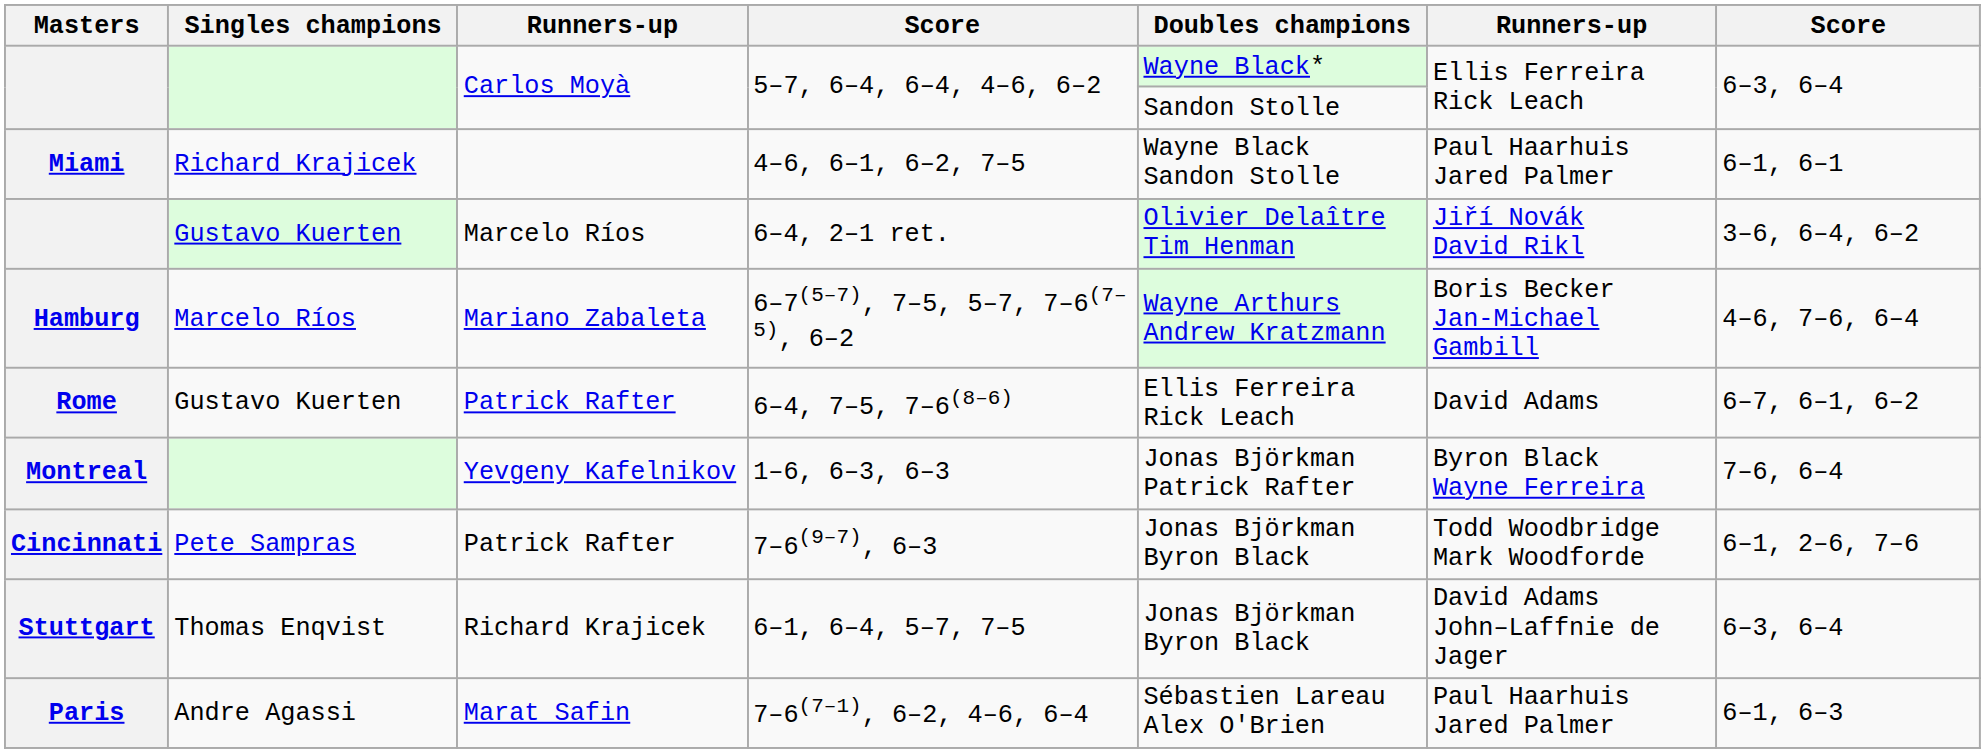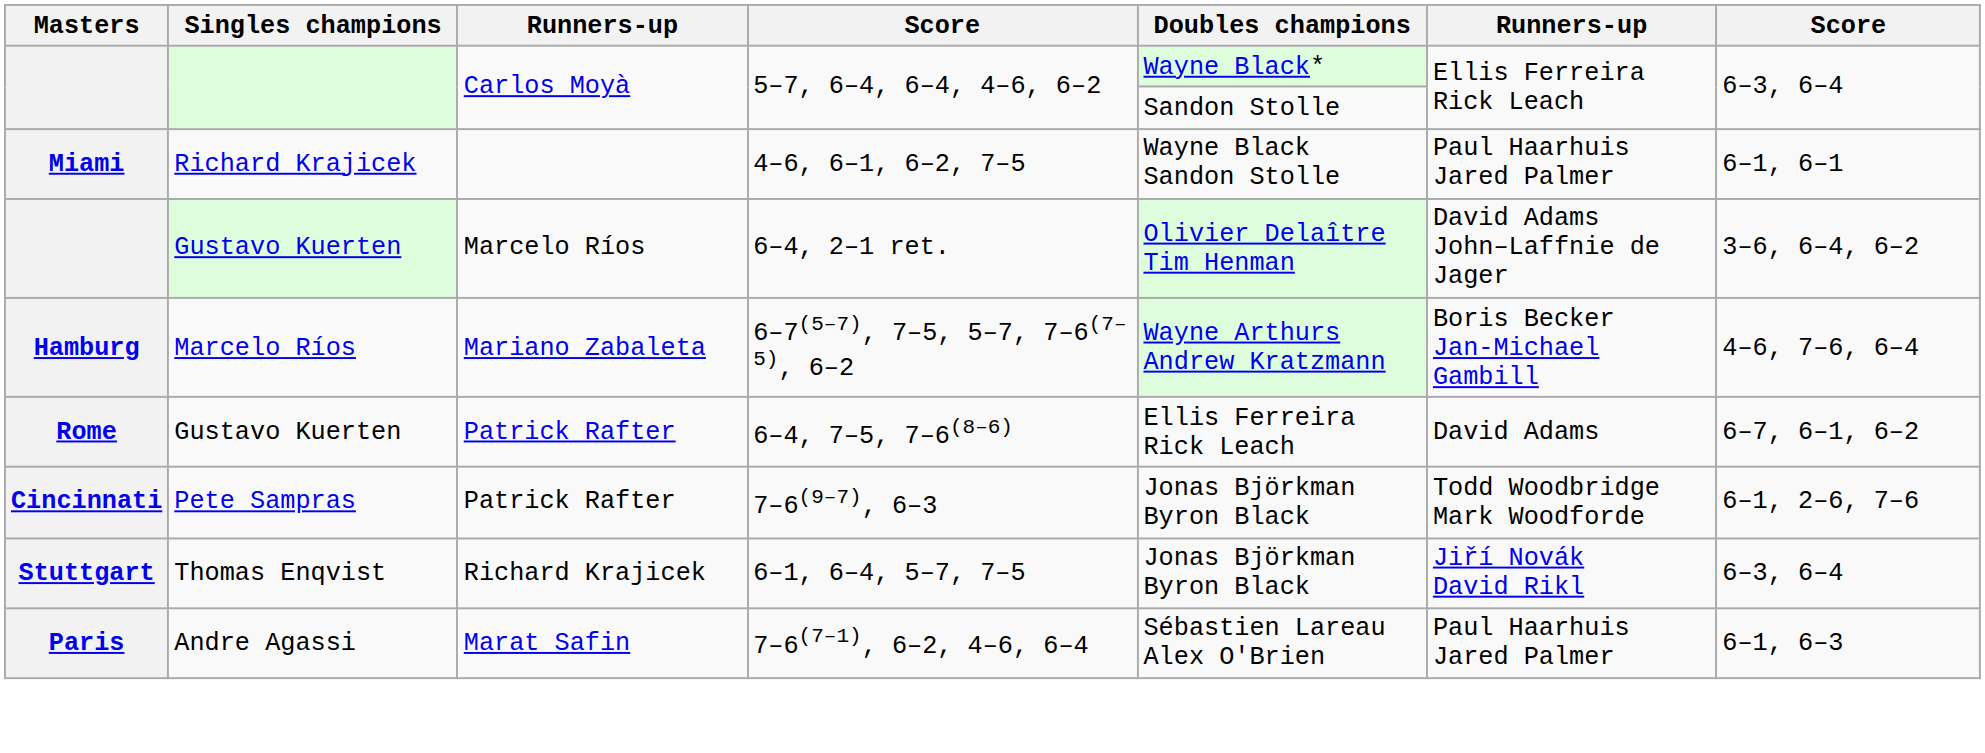(1509, 234) Jiří Novák David Rikl -> (1546, 248) David Adams John–Laffnie de Jager
- row: (87, 473)
(1546, 628) David Adams John–Laffnie de Jager -> (1509, 573) Jiří Novák David Rikl
